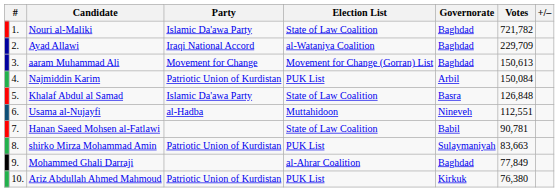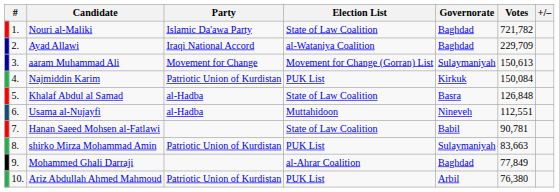(456, 63) Baghdad -> (467, 63) Sulaymaniyah
(449, 79) Arbil -> (452, 79) Kirkuk
(209, 96) Islamic Da'awa Party -> (185, 96) al-Hadba
(452, 179) Kirkuk -> (449, 179) Arbil
